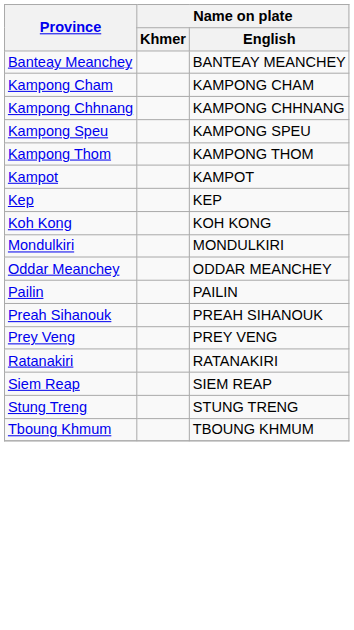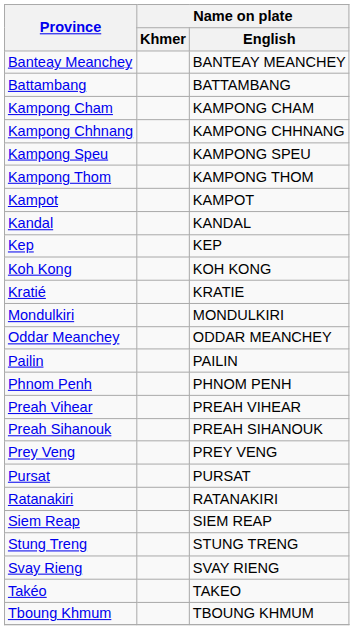+ row: (47, 85)
+ row: (31, 223)
+ row: (27, 292)
+ row: (50, 384)
+ row: (50, 407)
+ row: (29, 476)
+ row: (45, 568)
+ row: (27, 591)
